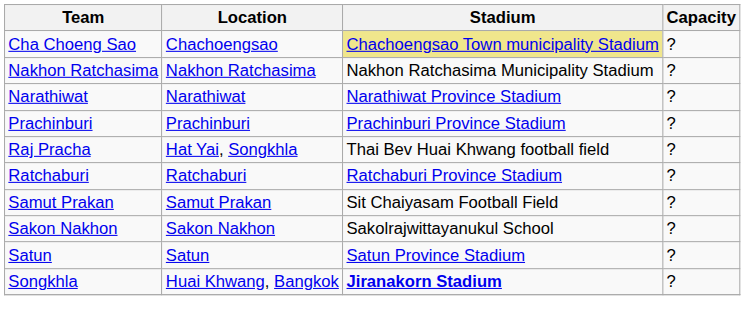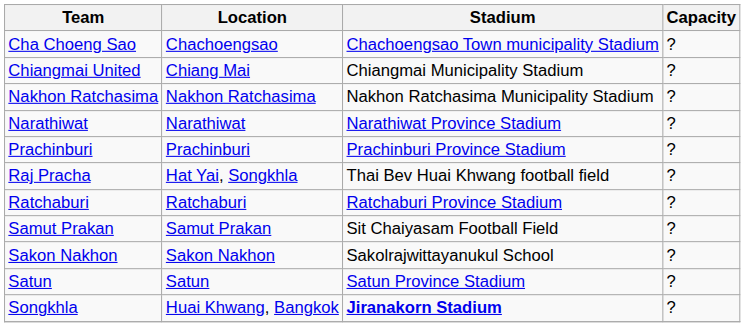(503, 44) khaki background -> (503, 44) no background
+ row: (74, 70)
